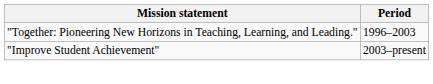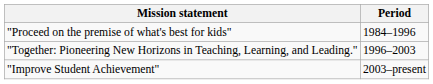+ row: (119, 32)
